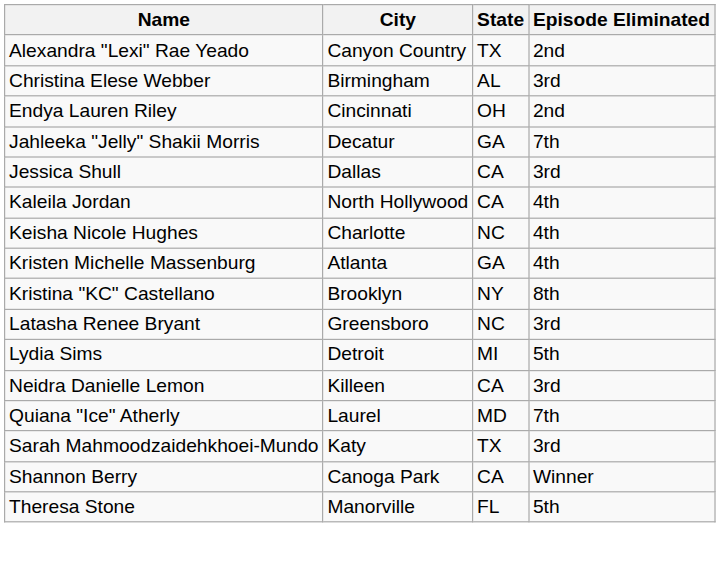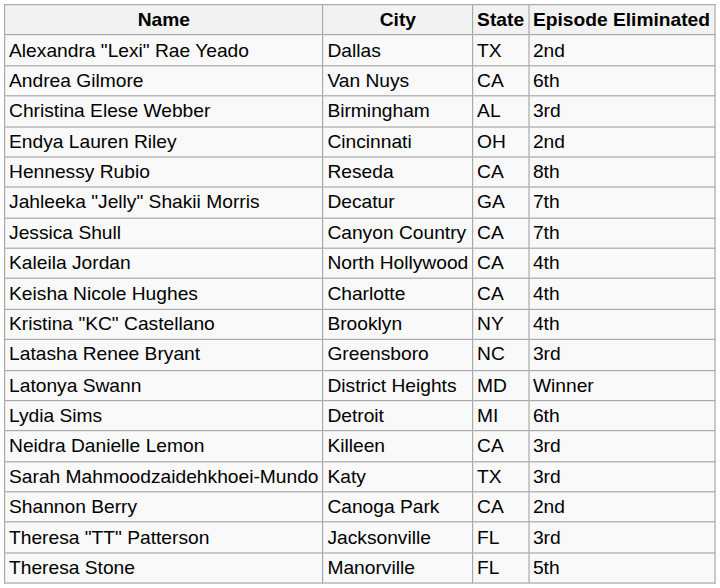(397, 50) Canyon Country -> (354, 50) Dallas
+ row: (76, 80)
+ row: (79, 171)
(354, 171) Dallas -> (397, 232) Canyon Country
(547, 171) 3rd -> (546, 232) 7th
(491, 232) NC -> (490, 293) CA
- row: (132, 263)
(546, 293) 8th -> (546, 324) 4th
+ row: (75, 385)
(546, 354) 5th -> (546, 415) 6th
- row: (94, 415)
(563, 476) Winner -> (549, 506) 2nd
+ row: (109, 537)
